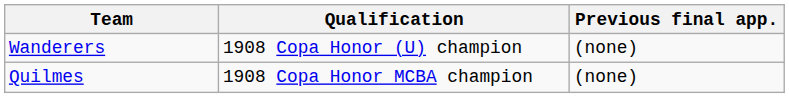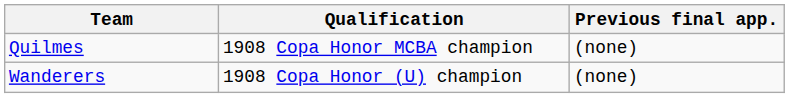rows swapped: (57, 48) <-> (46, 77)
